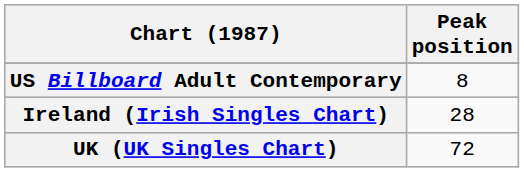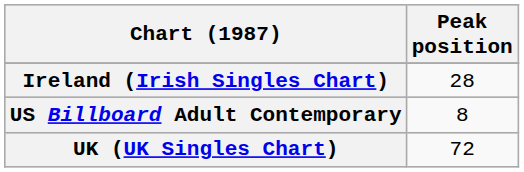rows swapped: (206, 115) <-> (206, 81)
